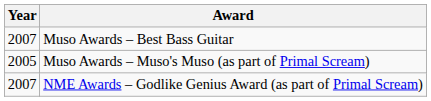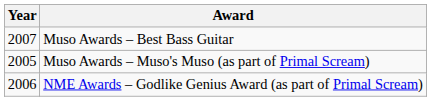(22, 84) 2007 -> (22, 84) 2006
